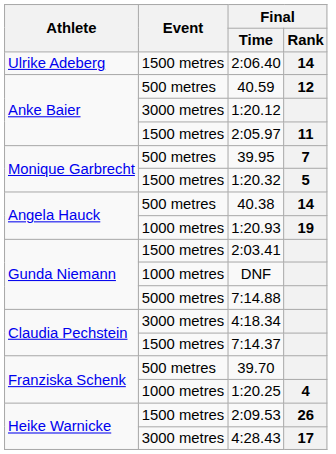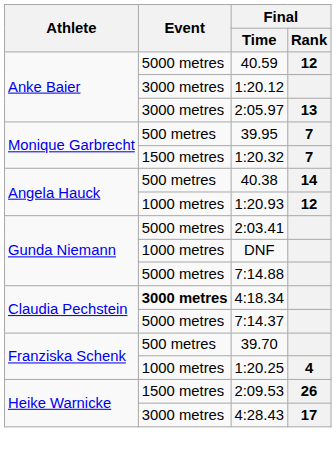- row: (256, 63)
(179, 87) 500 metres -> (183, 63) 5000 metres
(183, 134) 1500 metres -> (183, 110) 3000 metres
(306, 134) 11 -> (309, 110) 13
(306, 181) 5 -> (309, 157) 7
(306, 228) 19 -> (309, 204) 12
(183, 251) 1500 metres -> (183, 228) 5000 metres
(183, 321) normal -> (185, 298) bold
(183, 345) 1500 metres -> (183, 321) 5000 metres
